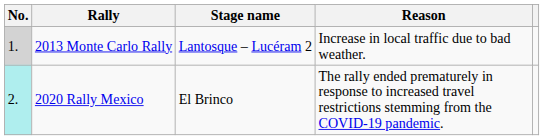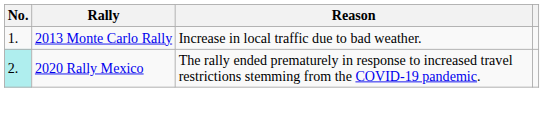- column: (245, 15)
(13, 45) lightgrey background -> (13, 37) no background
